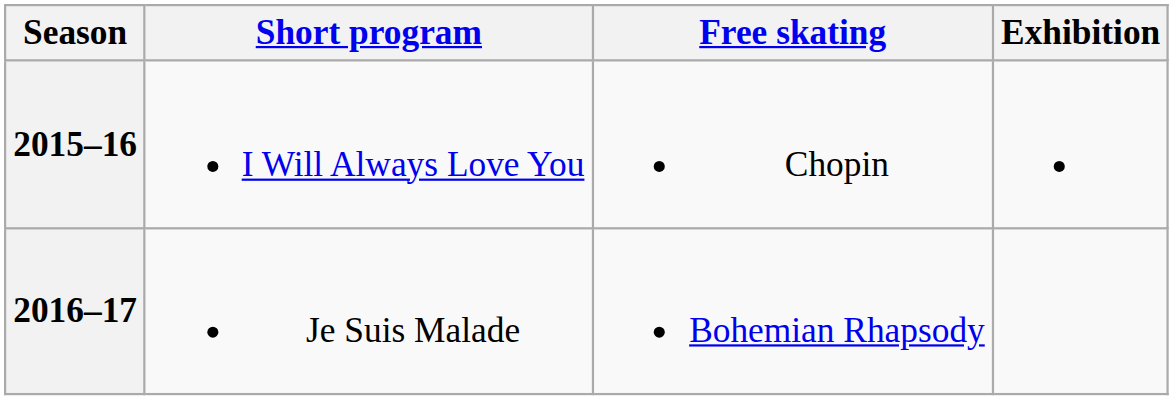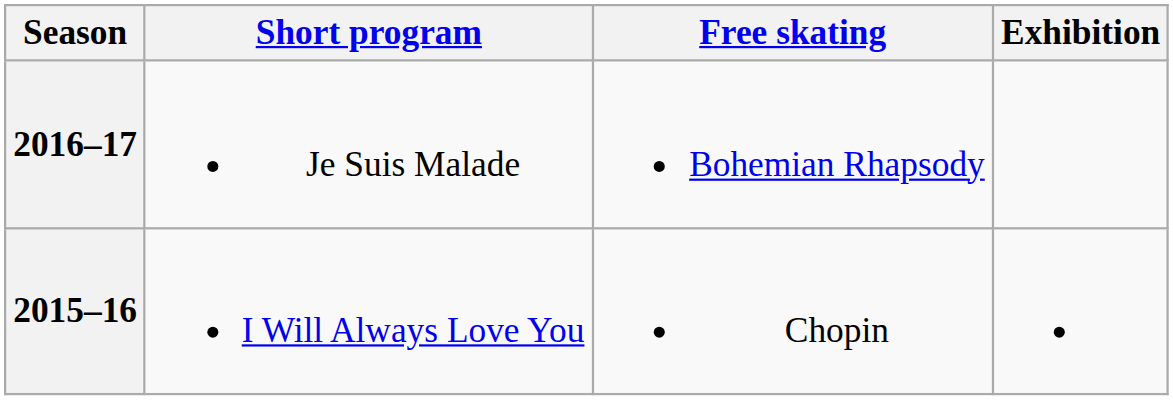rows swapped: (75, 143) <-> (75, 310)
